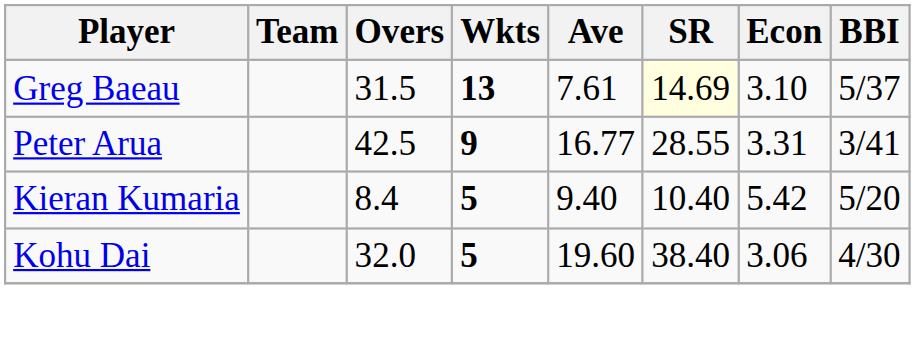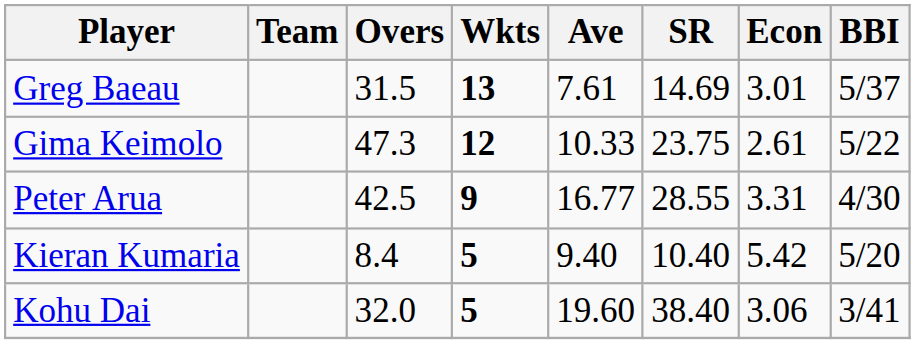(691, 87) lightyellow background -> (691, 87) no background
(777, 87) 3.10 -> (777, 87) 3.01
+ row: (118, 143)
(869, 143) 3/41 -> (869, 198) 4/30
(869, 254) 4/30 -> (869, 310) 3/41
